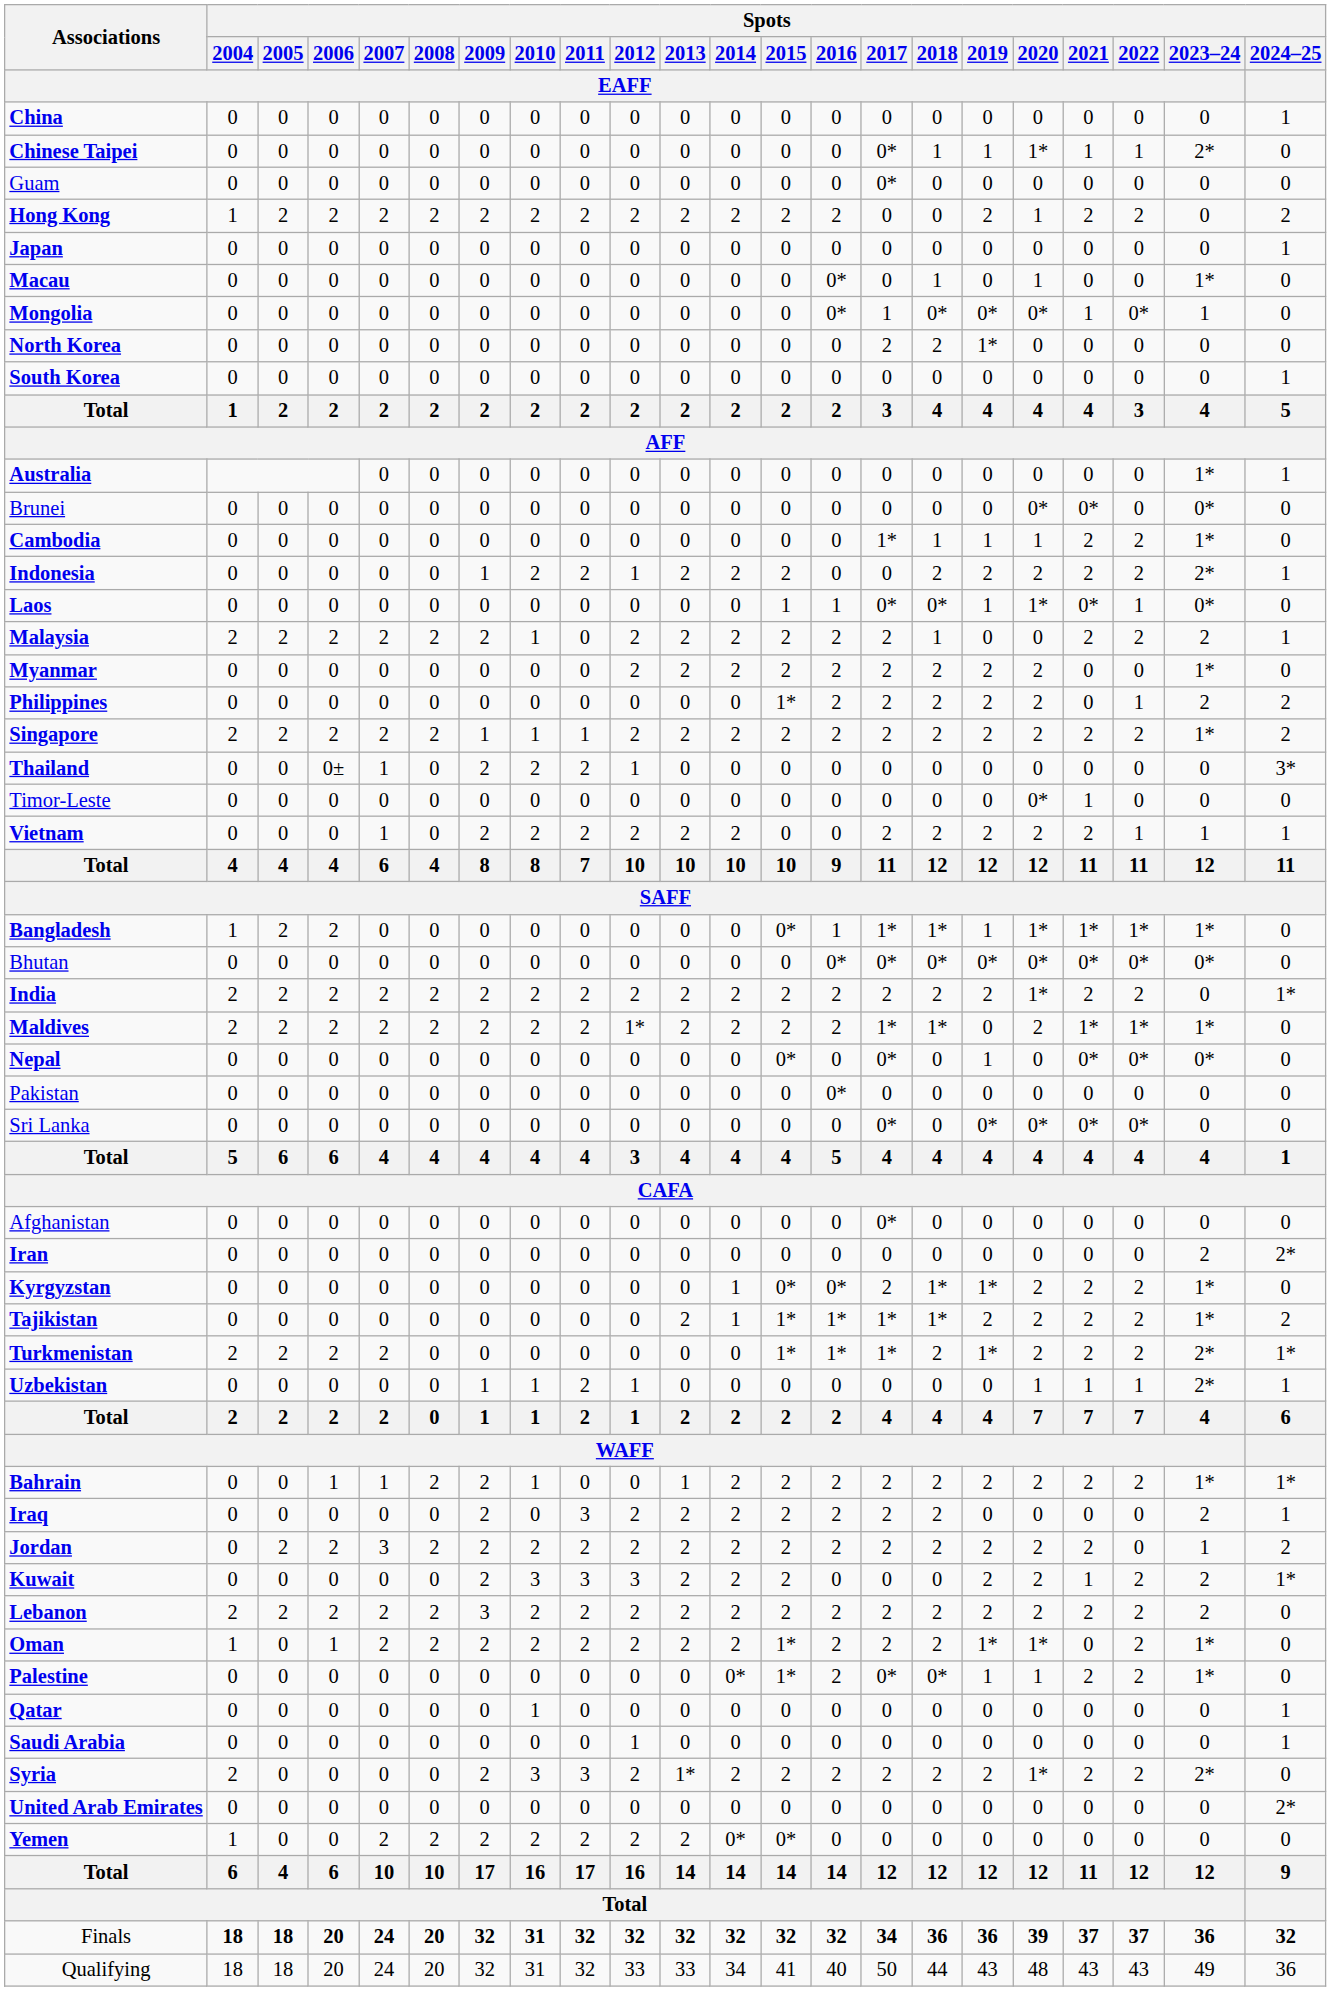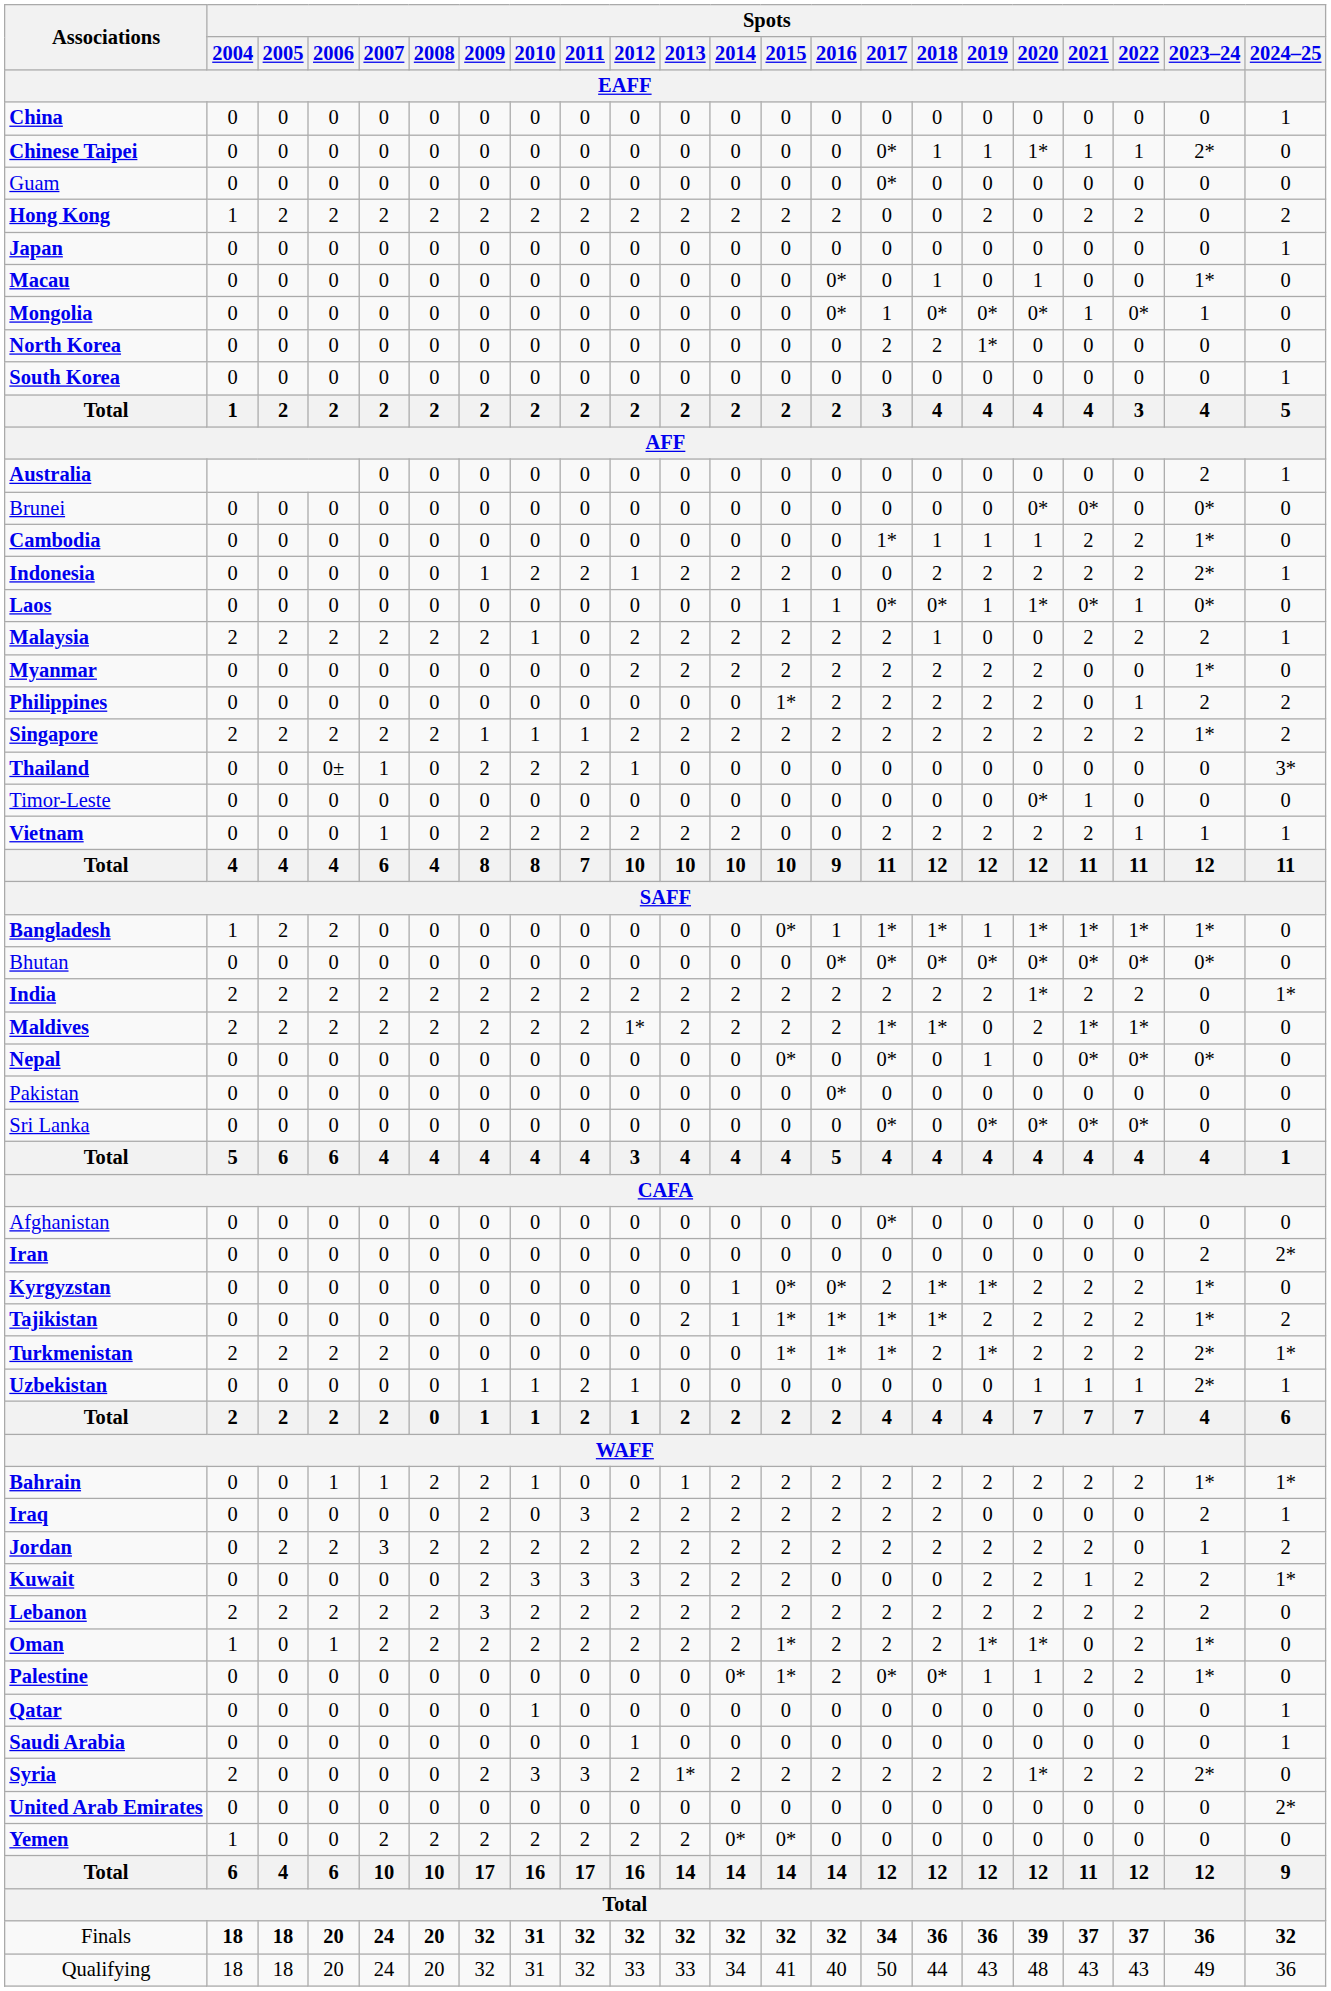(1038, 215) 1 -> (1038, 215) 0
(1205, 475) 1* -> (1205, 475) 2
(1205, 1027) 1* -> (1205, 1027) 0
